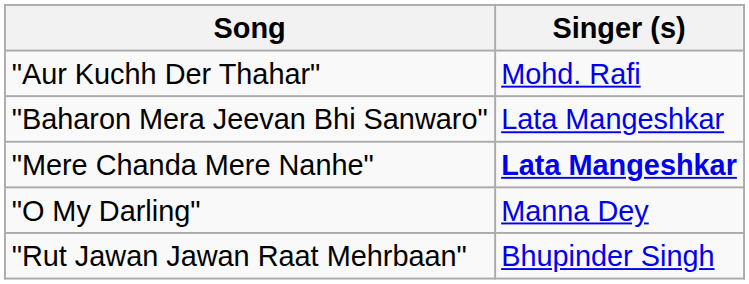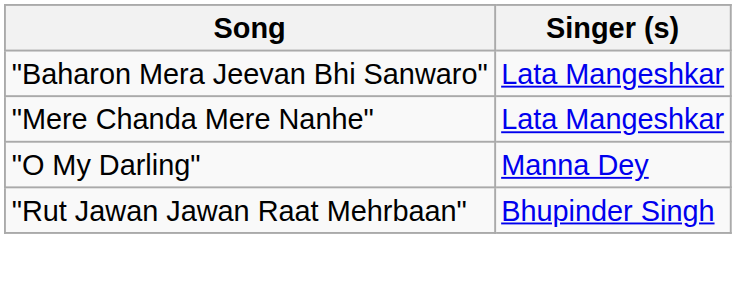- row: (166, 74)
(619, 165) bold -> (613, 119) normal
